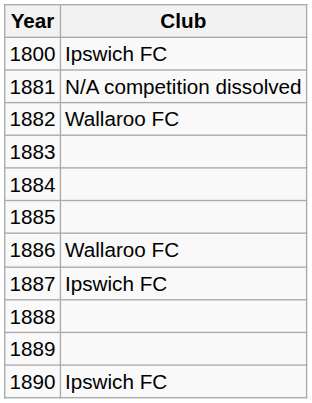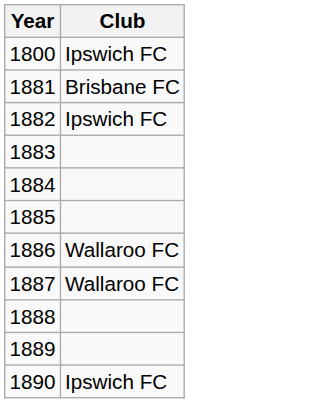(183, 87) N/A competition dissolved -> (122, 87) Brisbane FC
(122, 119) Wallaroo FC -> (116, 119) Ipswich FC
(116, 283) Ipswich FC -> (122, 283) Wallaroo FC
